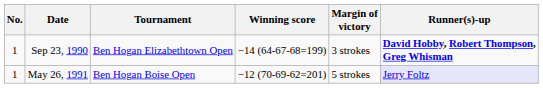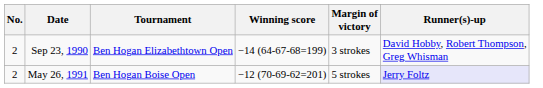(15, 50) 1 -> (15, 50) 2
(459, 50) bold -> (455, 50) normal
(15, 74) 1 -> (15, 74) 2
